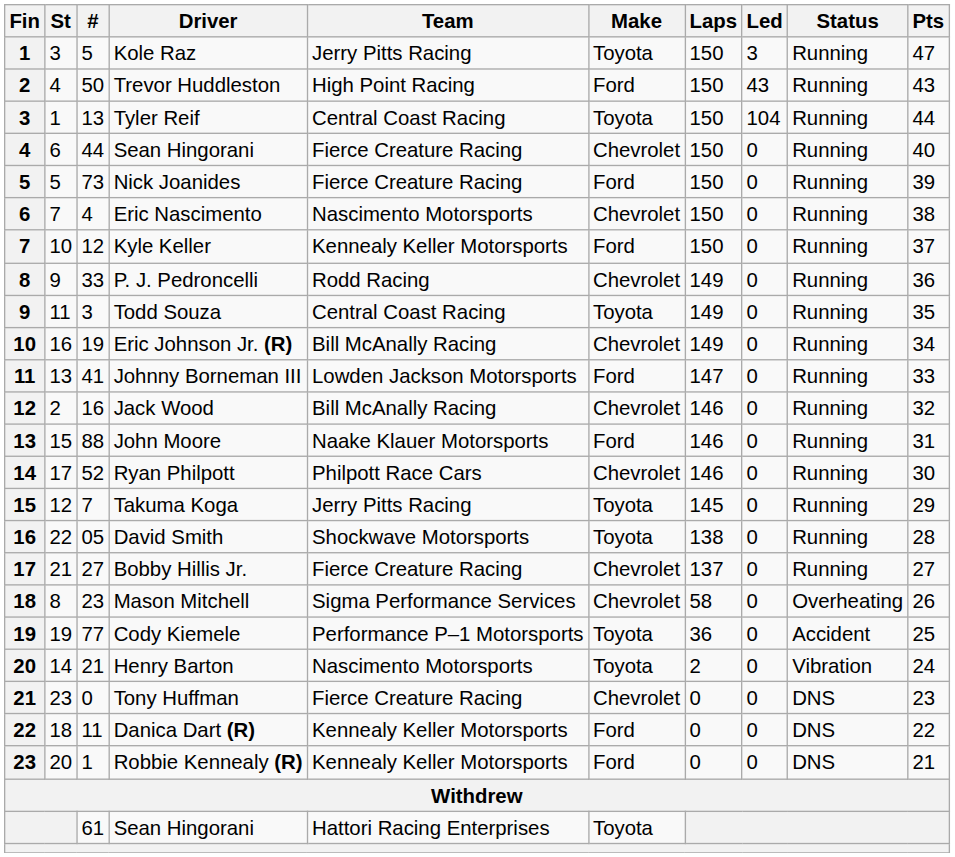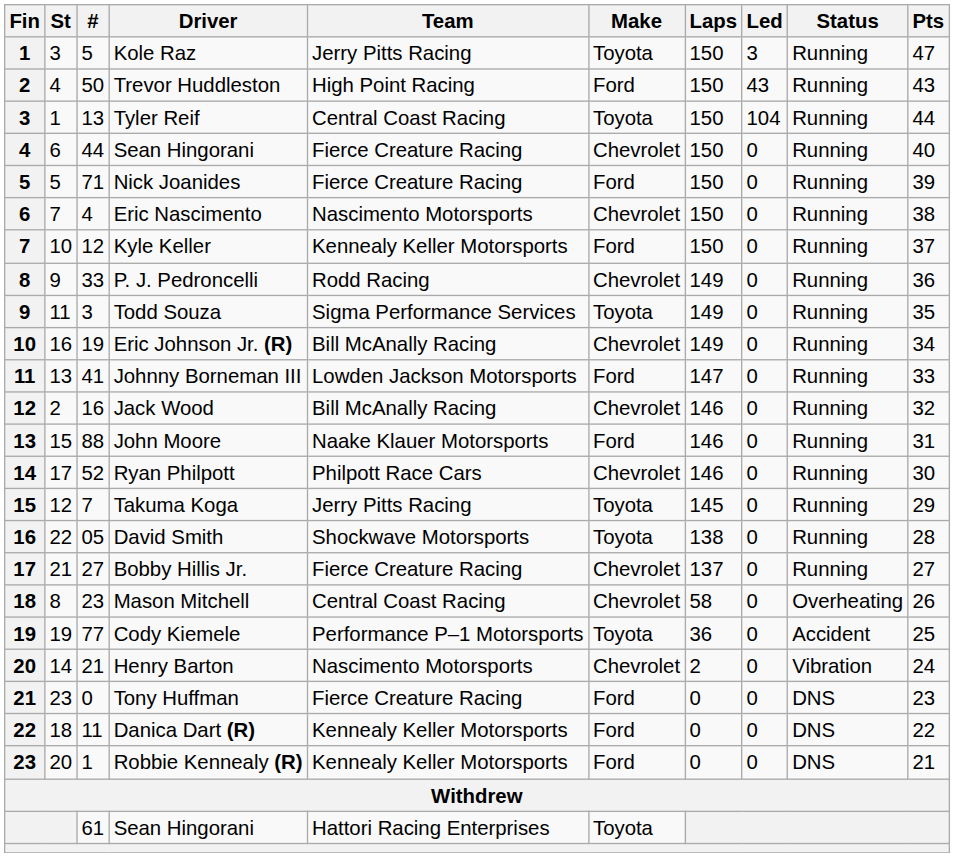(93, 182) 73 -> (93, 182) 71
(409, 311) Central Coast Racing -> (444, 311) Sigma Performance Services
(444, 601) Sigma Performance Services -> (409, 601) Central Coast Racing
(623, 666) Toyota -> (637, 666) Chevrolet
(637, 698) Chevrolet -> (614, 698) Ford
